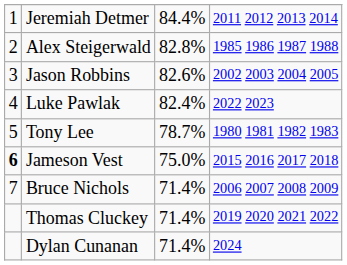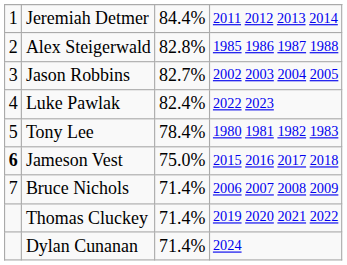(182, 75) 82.6% -> (182, 75) 82.7%
(182, 132) 78.7% -> (182, 132) 78.4%
